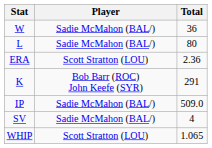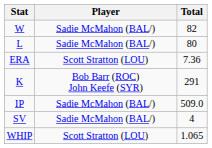(192, 28) 36 -> (192, 28) 82
(192, 60) 2.36 -> (192, 60) 7.36
